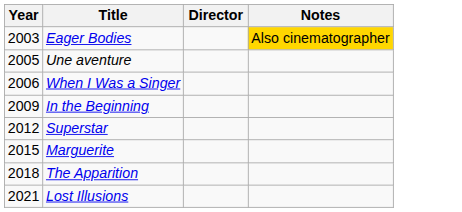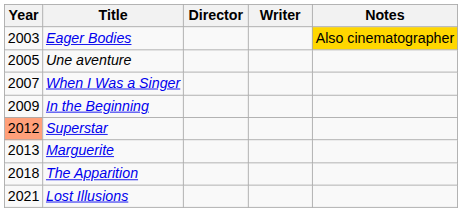+ column: (280, 15)
(24, 83) 2006 -> (24, 83) 2007
(24, 128) no background -> (24, 128) lightsalmon background
(24, 151) 2015 -> (24, 151) 2013
